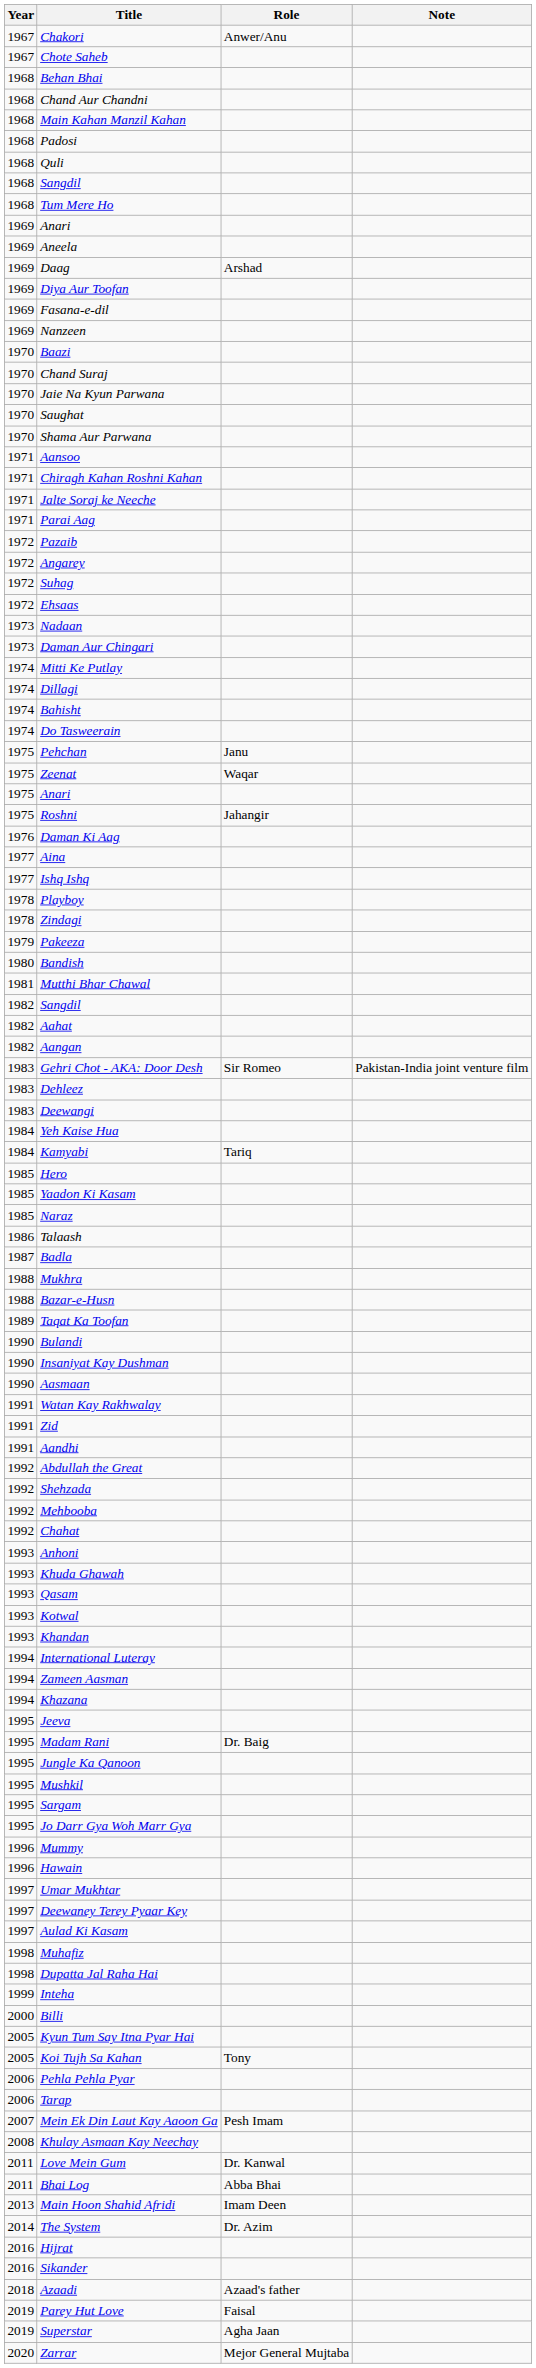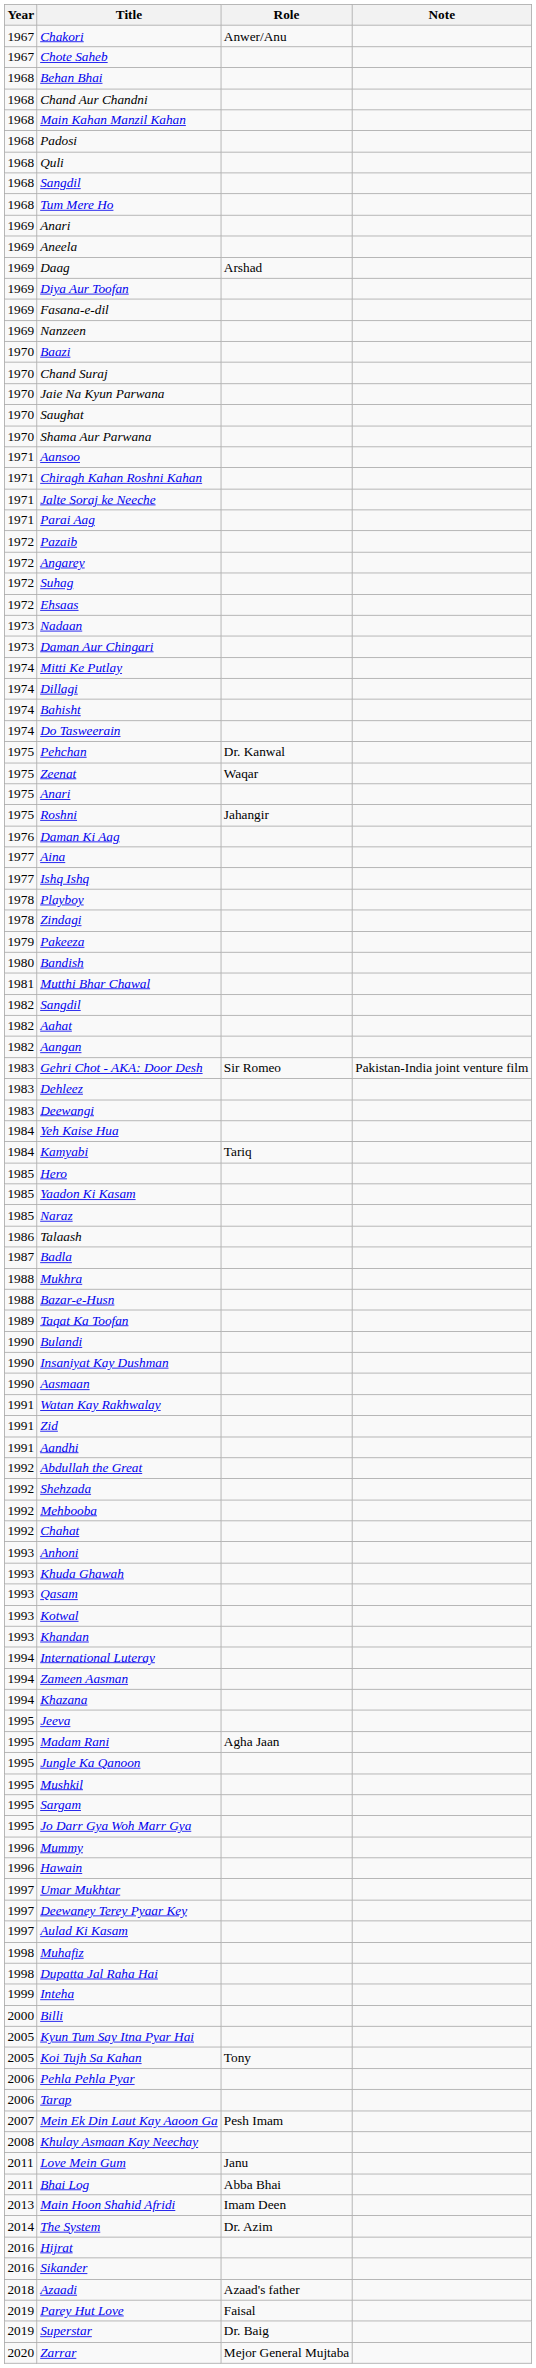(236, 752) Janu -> (254, 752) Dr. Kanwal
(246, 1742) Dr. Baig -> (252, 1742) Agha Jaan
(254, 2163) Dr. Kanwal -> (236, 2163) Janu
(252, 2331) Agha Jaan -> (246, 2331) Dr. Baig
